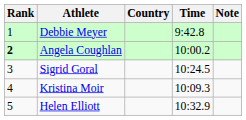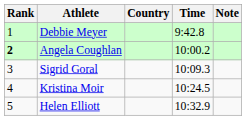(192, 69) 10:24.5 -> (192, 69) 10:09.3
(192, 87) 10:09.3 -> (192, 87) 10:24.5
